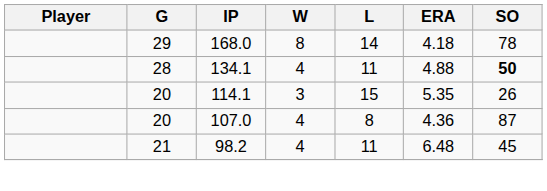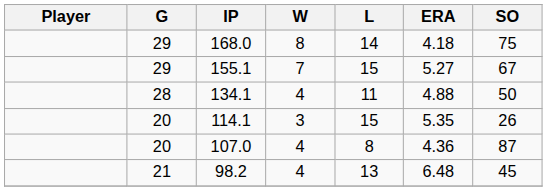(507, 43) 78 -> (507, 43) 75
+ row: (231, 69)
(507, 69) bold -> (507, 95) normal
(369, 146) 11 -> (369, 172) 13
